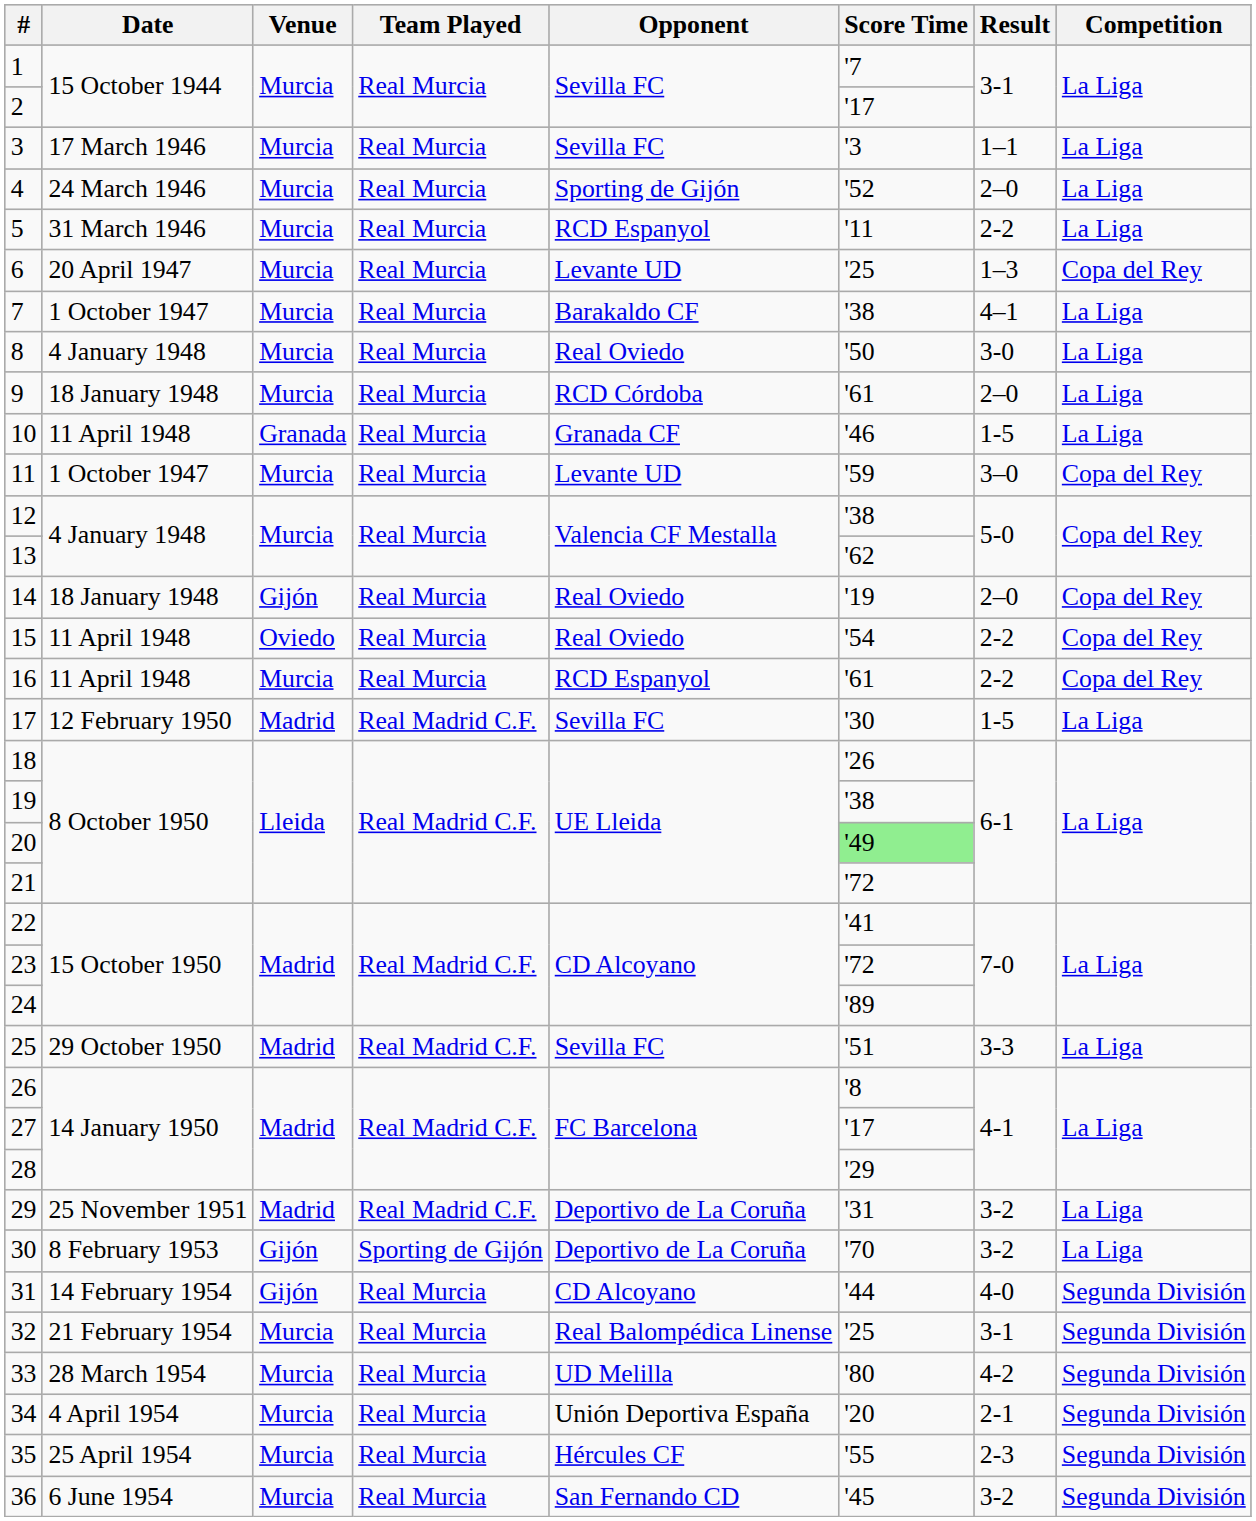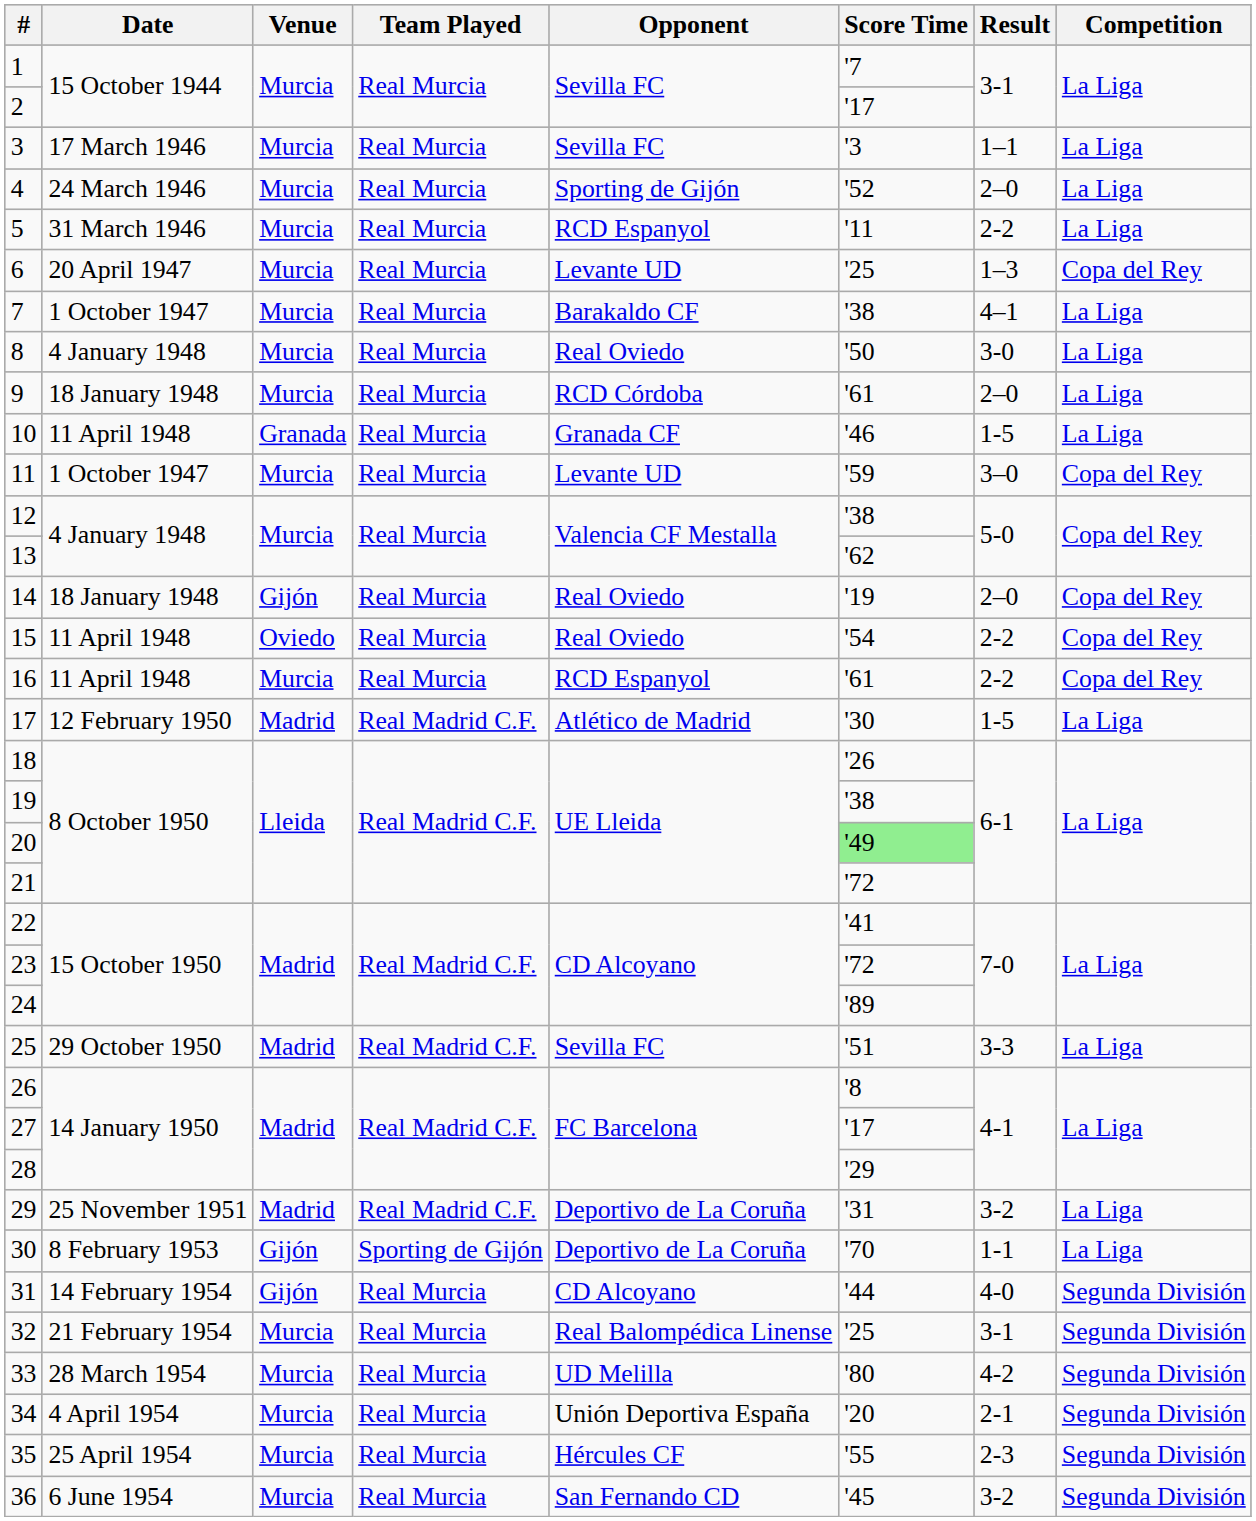(609, 719) Sevilla FC -> (653, 719) Atlético de Madrid
(997, 1250) 3-2 -> (997, 1250) 1-1
